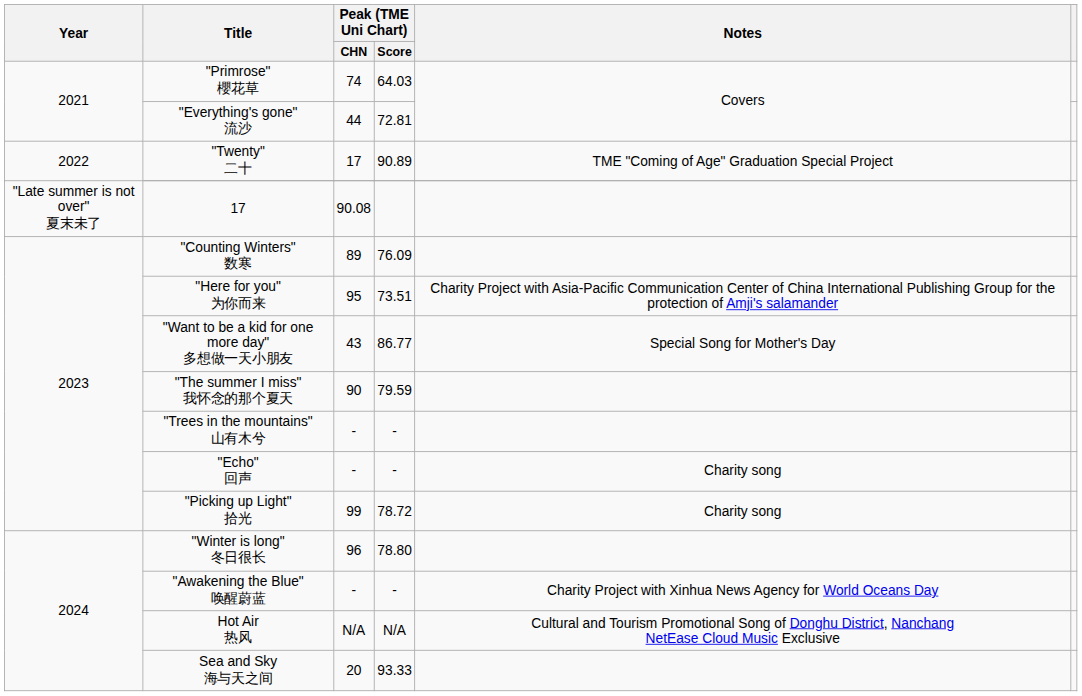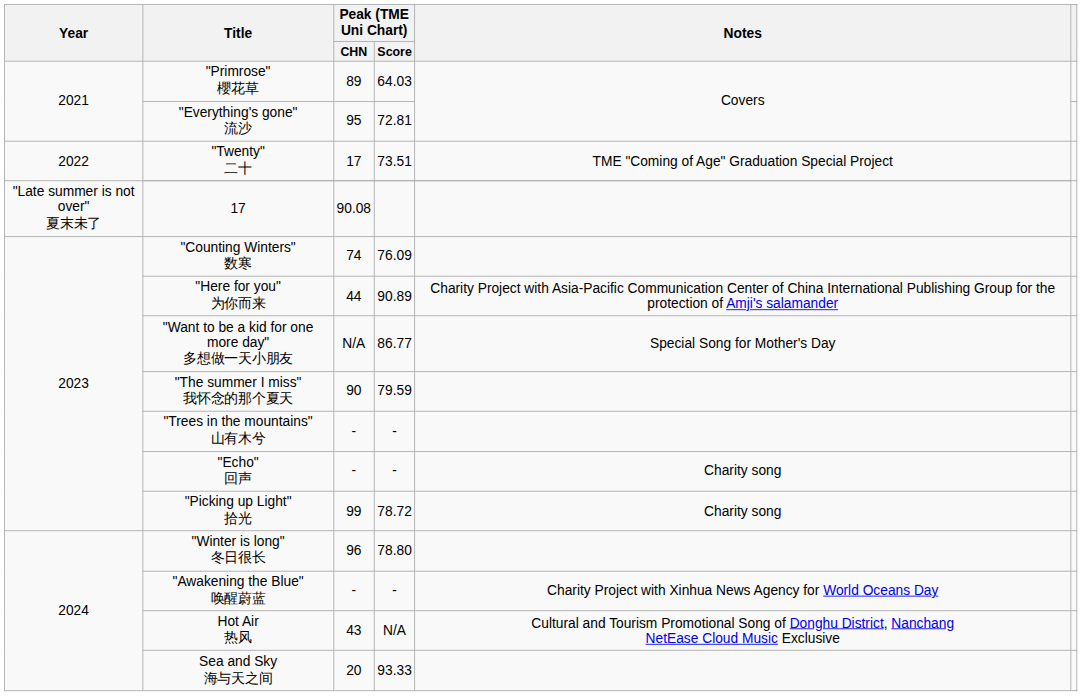(354, 81) 74 -> (354, 81) 89
(354, 121) 44 -> (354, 121) 95
(395, 161) 90.89 -> (395, 161) 73.51
(354, 256) 89 -> (354, 256) 74
(354, 296) 95 -> (354, 296) 44
(395, 296) 73.51 -> (395, 296) 90.89
(354, 343) 43 -> (354, 343) N/A
(354, 630) N/A -> (354, 630) 43
